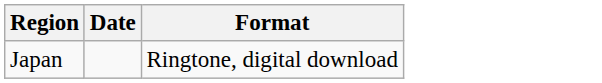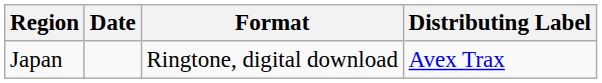+ column: (500, 22)
